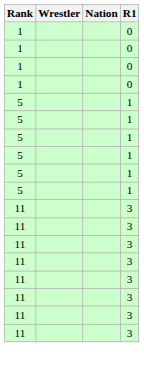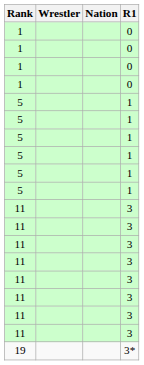+ row: (20, 350)
